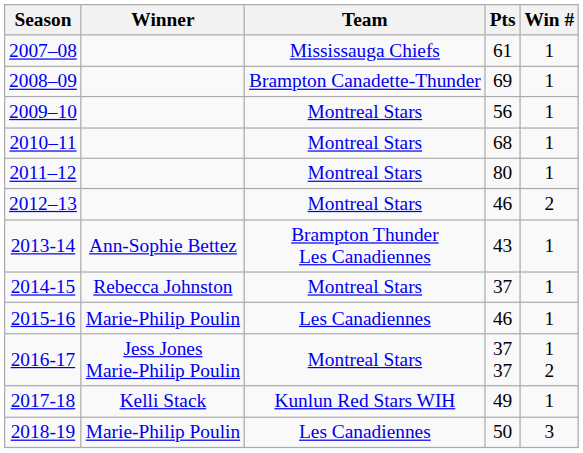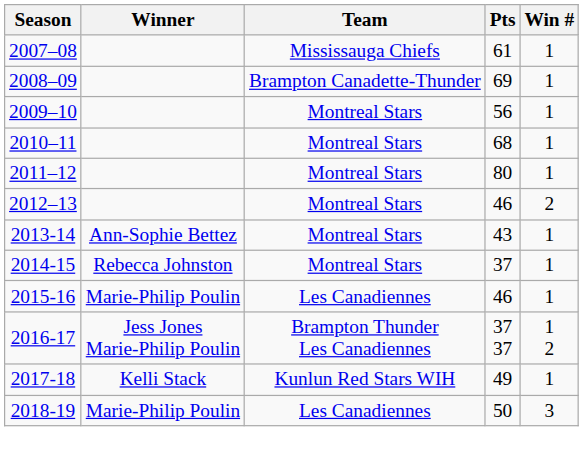(365, 245) Brampton Thunder Les Canadiennes -> (365, 234) Montreal Stars
(365, 359) Montreal Stars -> (365, 337) Brampton Thunder Les Canadiennes
